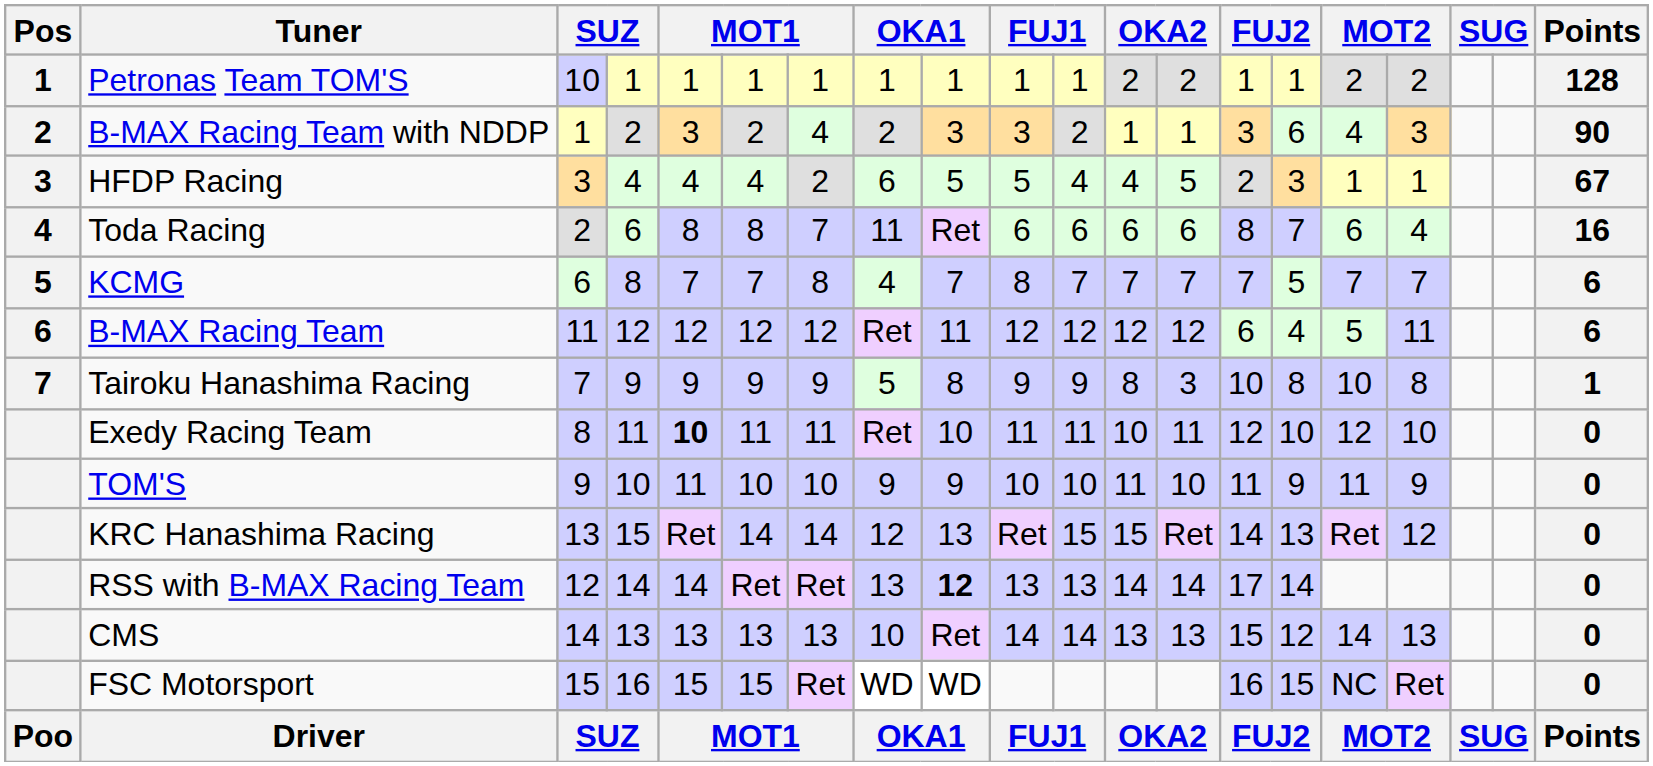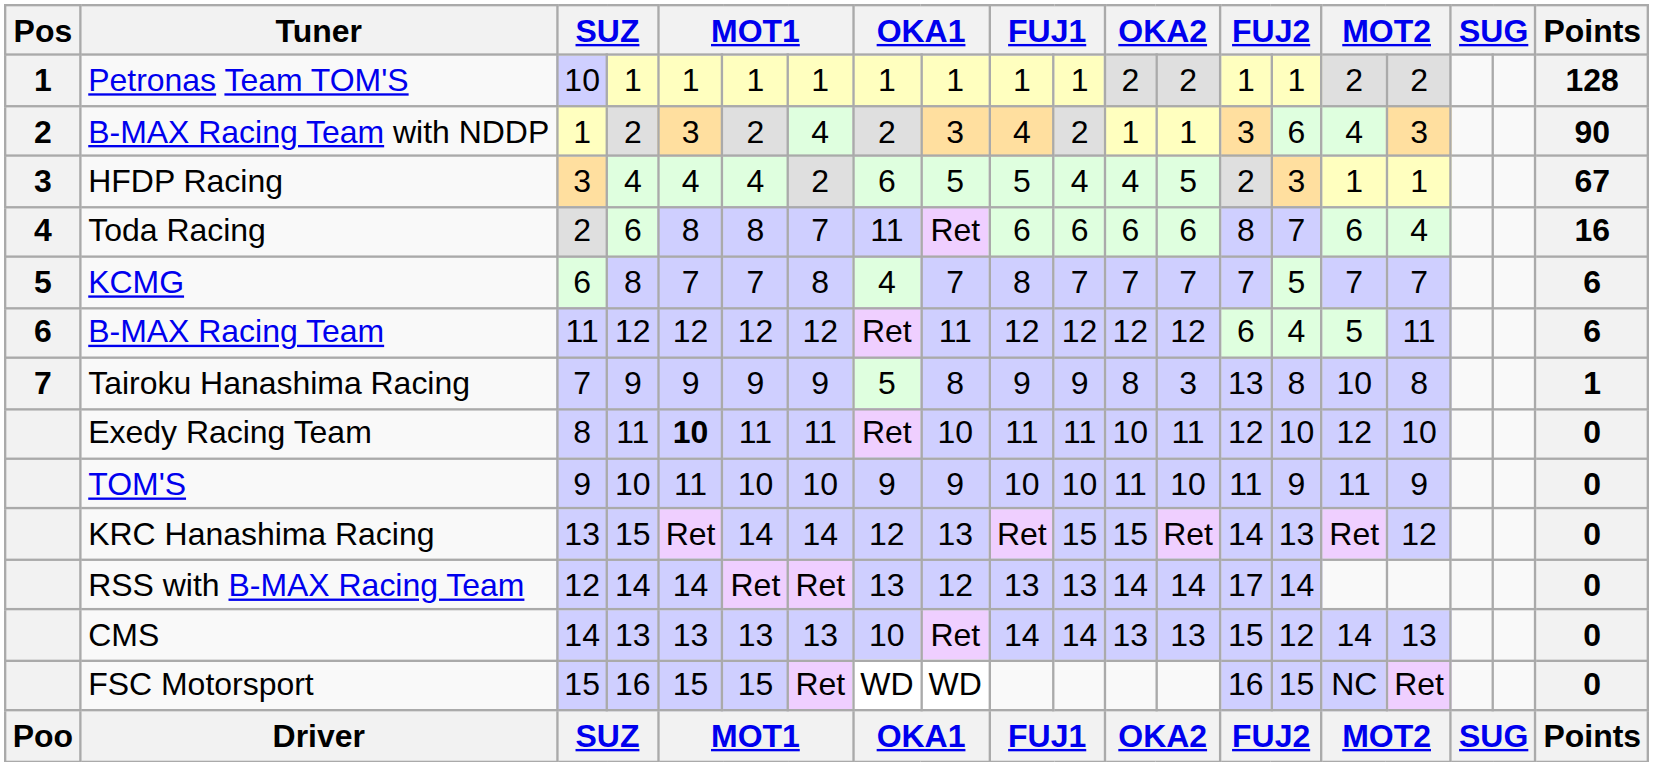(1022, 131) 3 -> (1022, 131) 4
(1246, 383) 10 -> (1246, 383) 13
(955, 584) bold -> (955, 584) normal
